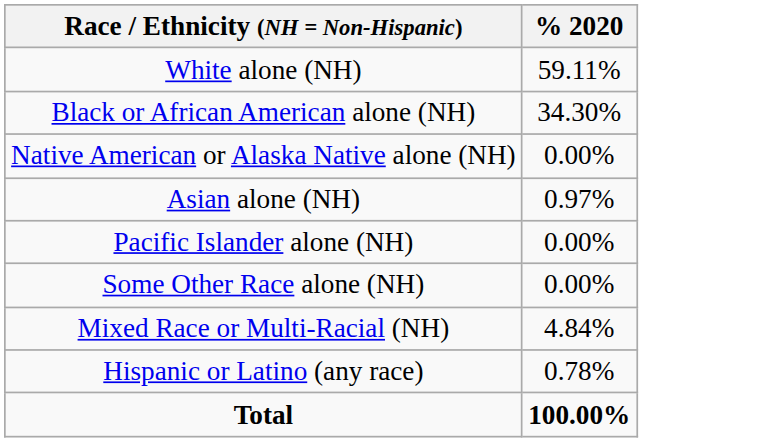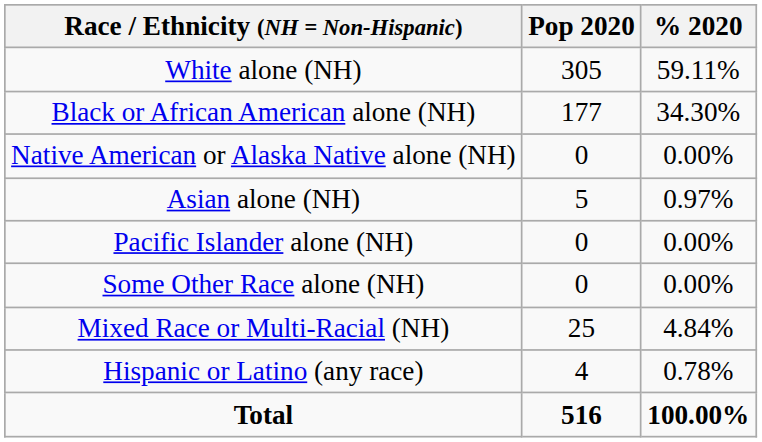+ column: (581, 26)
